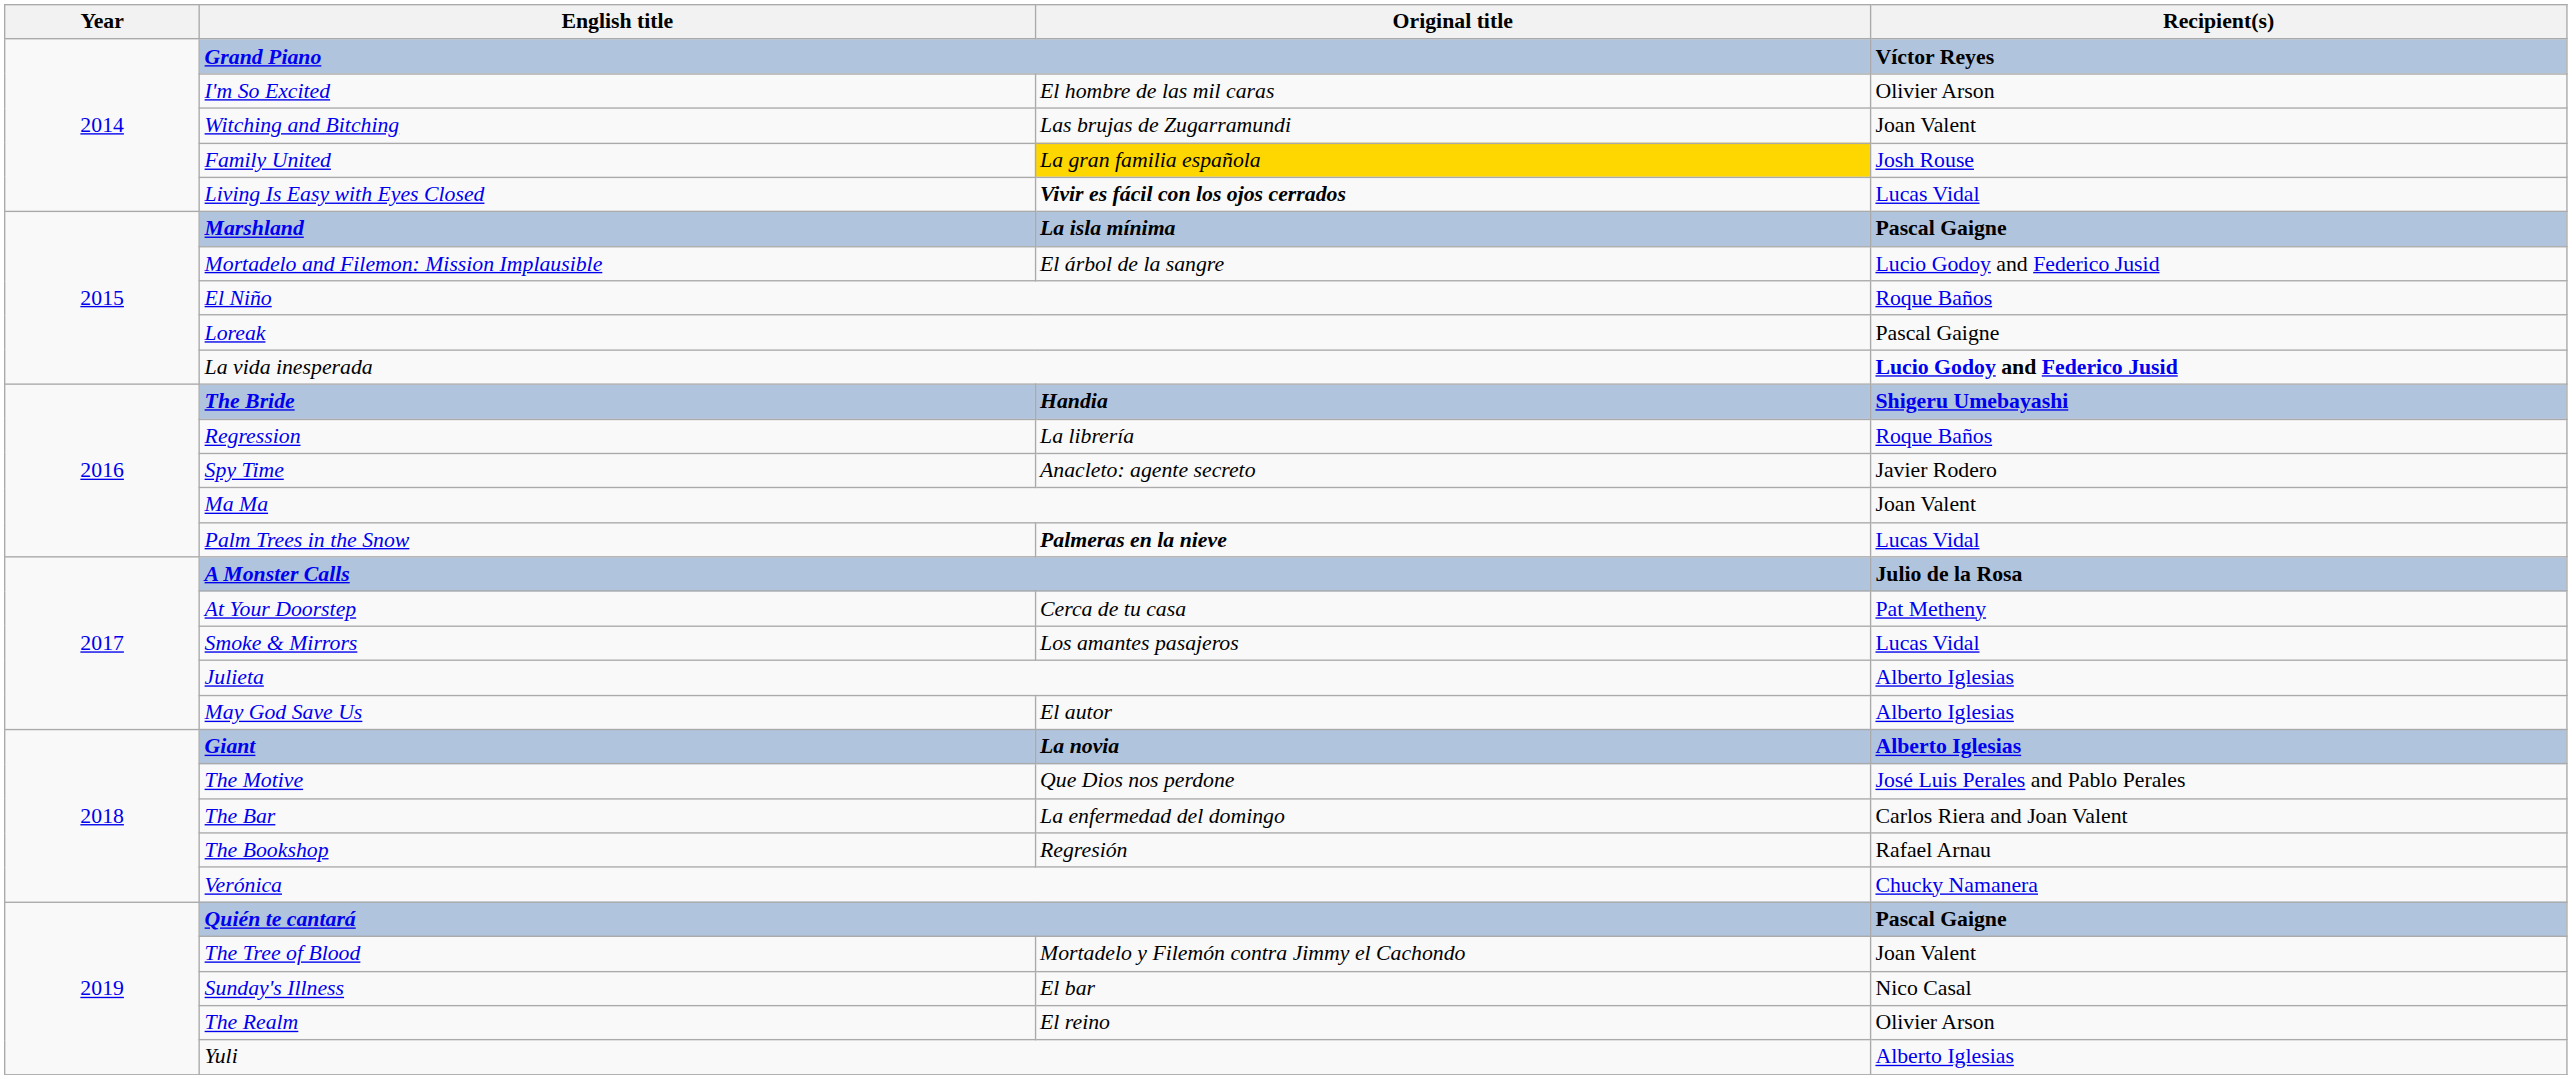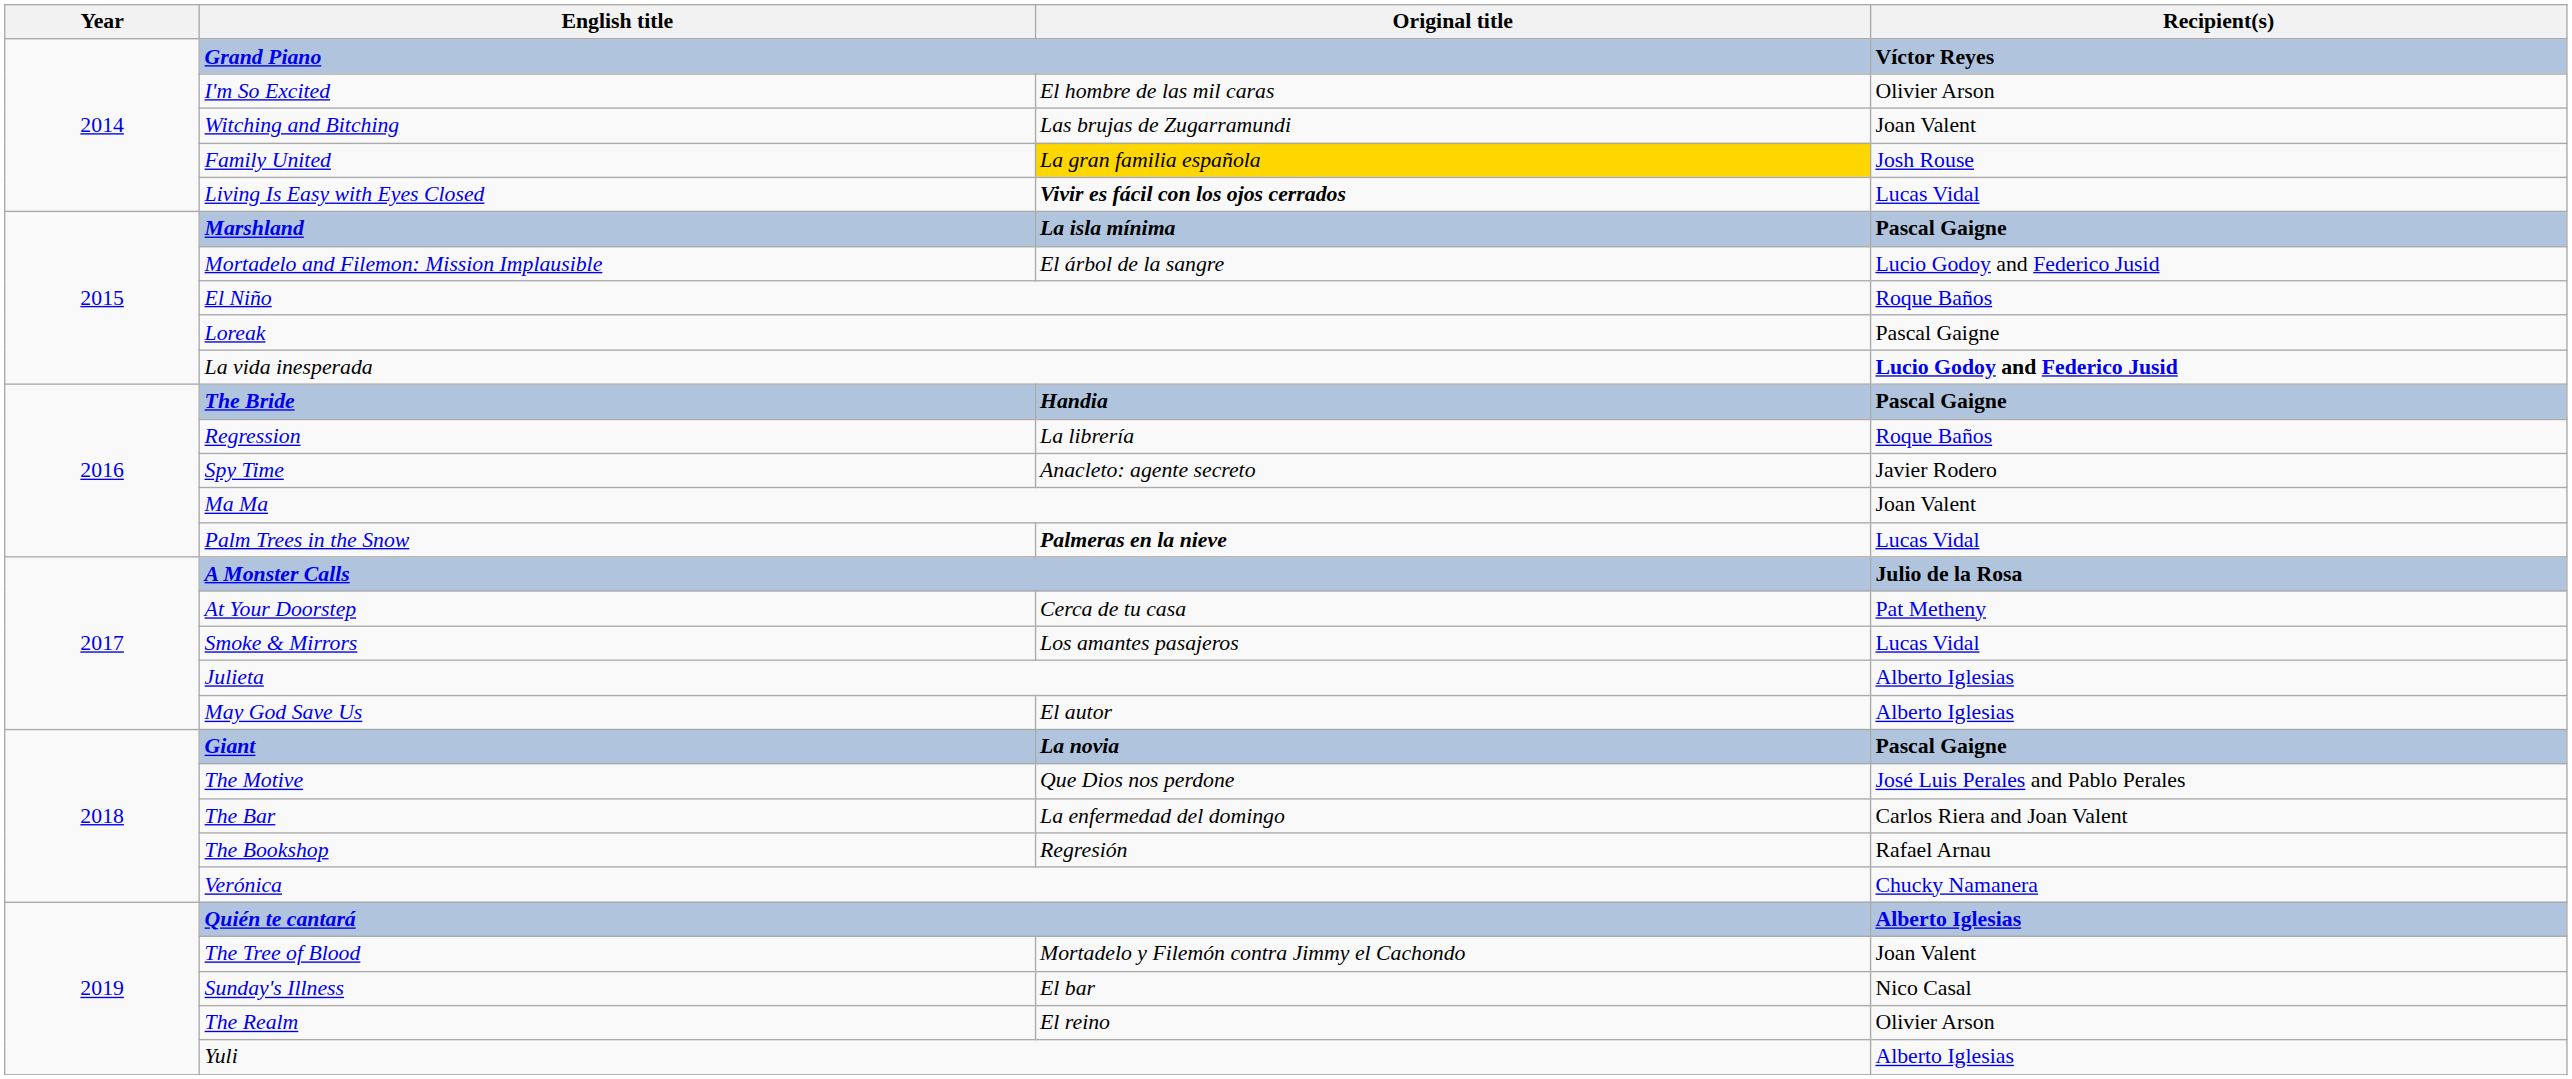(1972, 401) Shigeru Umebayashi -> (1941, 401) Pascal Gaigne
(1948, 746) Alberto Iglesias -> (1941, 746) Pascal Gaigne
(1941, 919) Pascal Gaigne -> (1948, 919) Alberto Iglesias
